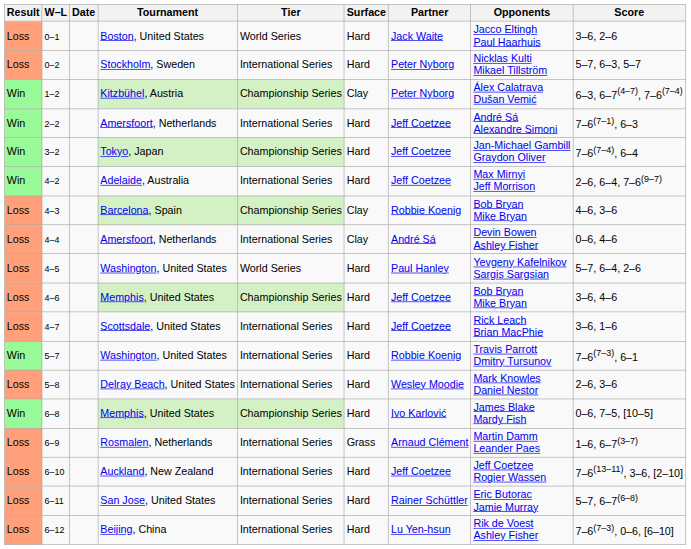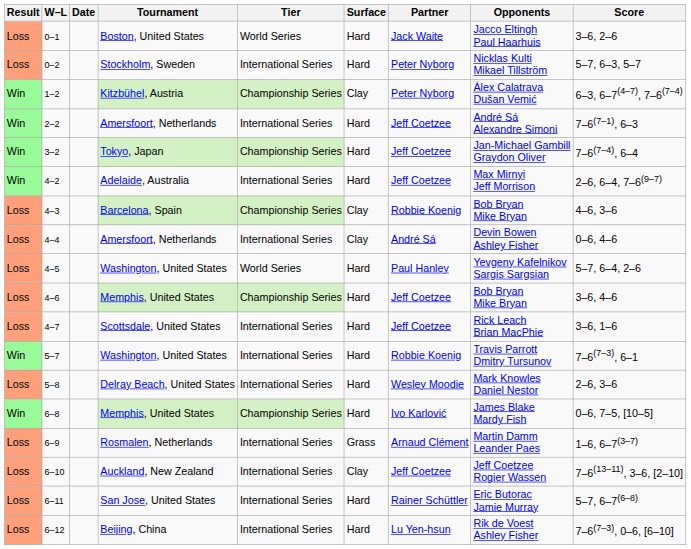(358, 471) Hard -> (357, 471) Clay
